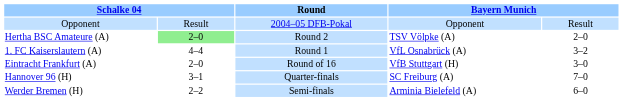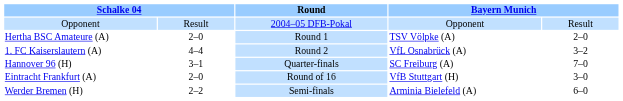(196, 37) lightgreen background -> (196, 37) no background
(311, 37) Round 2 -> (311, 37) Round 1
(311, 50) Round 1 -> (311, 50) Round 2
rows swapped: (50, 64) <-> (38, 77)
